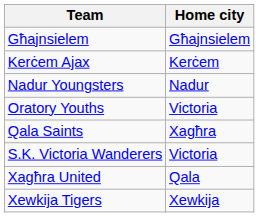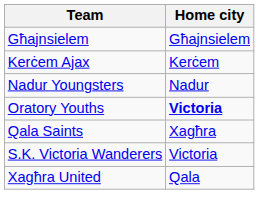(193, 108) normal -> (196, 108) bold
- row: (55, 200)
